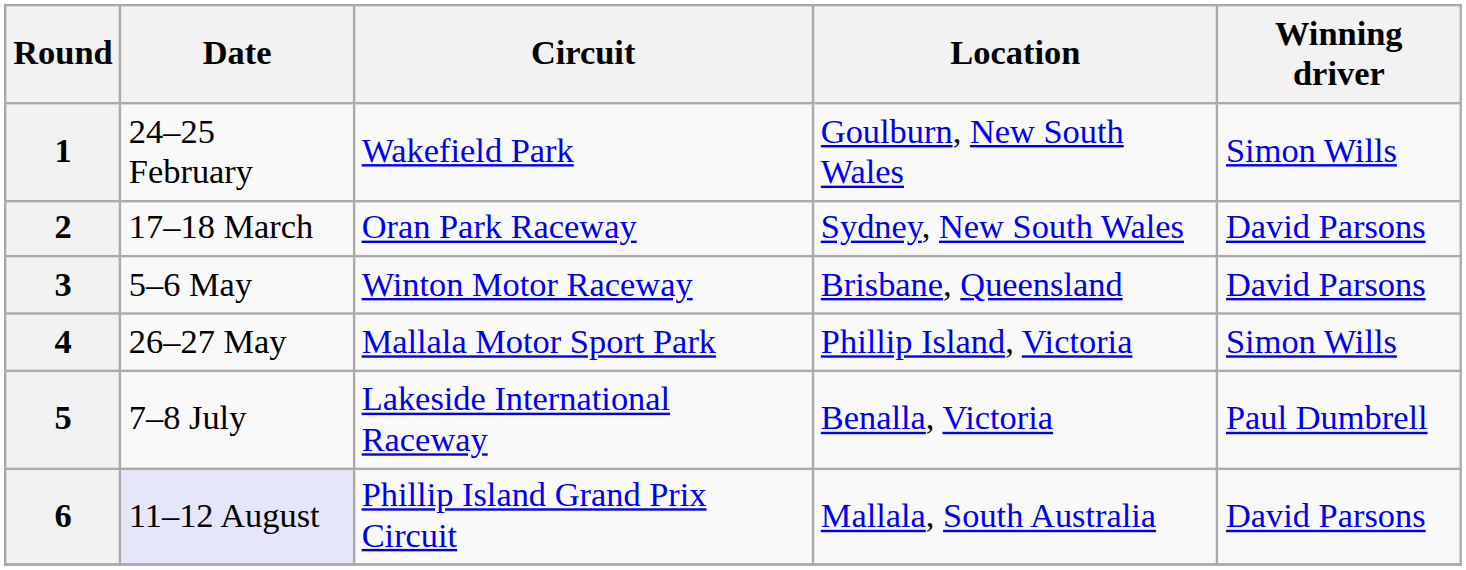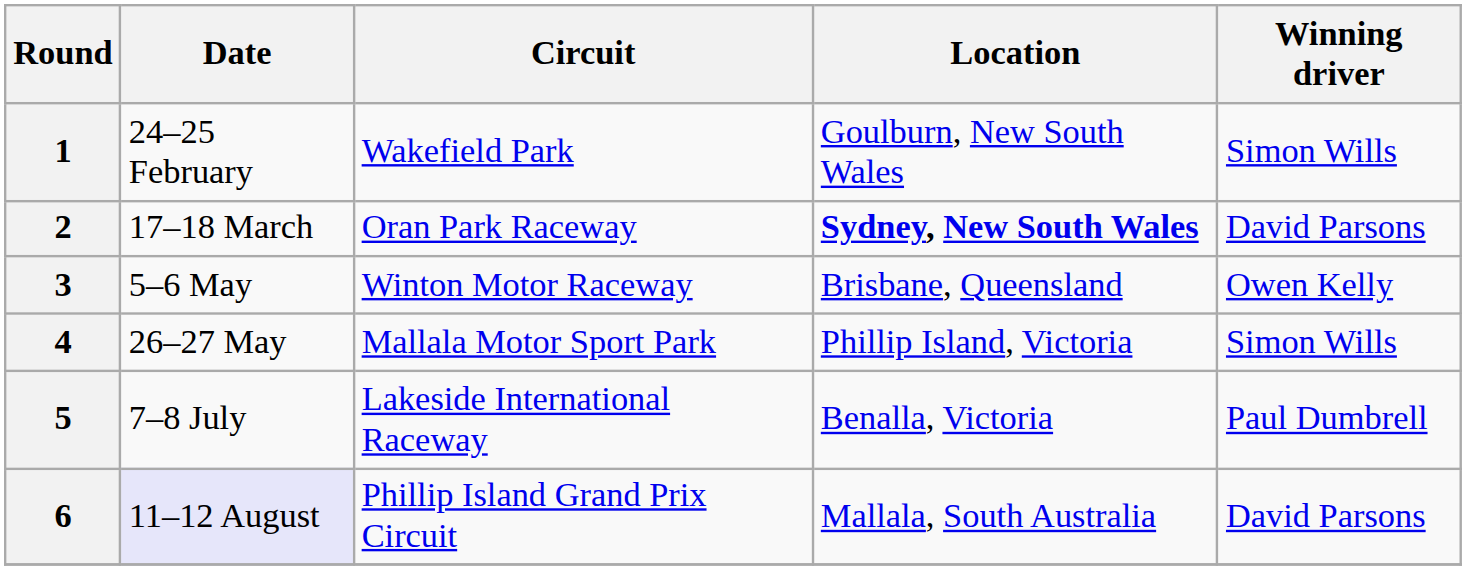(1002, 228) normal -> (1010, 228) bold
(1326, 284) David Parsons -> (1310, 284) Owen Kelly
